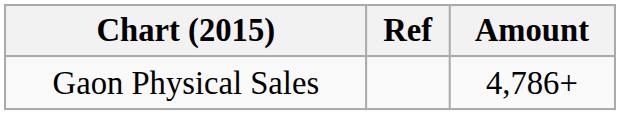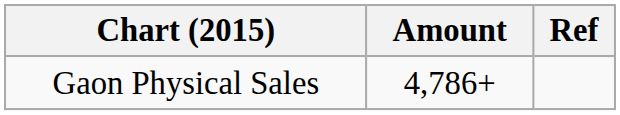columns swapped: (532, 30) <-> (408, 30)
